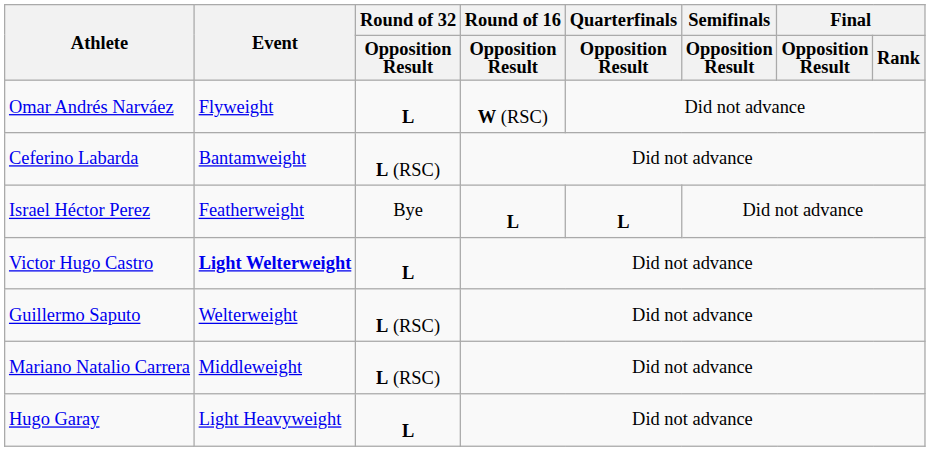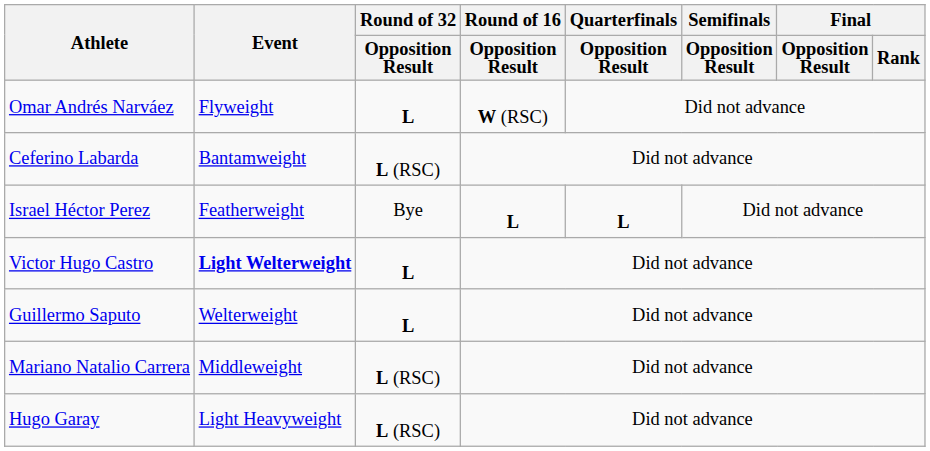(408, 326) L (RSC) -> (408, 326) L
(408, 430) L -> (408, 430) L (RSC)
